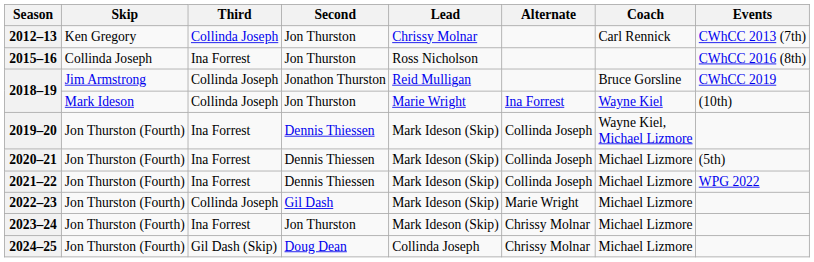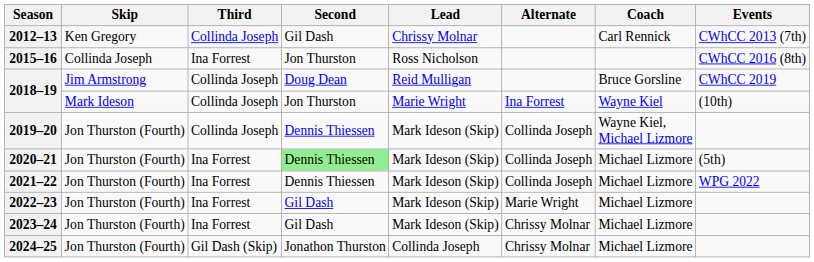(320, 36) Jon Thurston -> (309, 36) Gil Dash
(335, 79) Jonathon Thurston -> (316, 79) Doug Dean
(221, 130) Ina Forrest -> (235, 130) Collinda Joseph
(330, 159) no background -> (330, 159) lightgreen background
(235, 203) Collinda Joseph -> (221, 203) Ina Forrest
(320, 224) Jon Thurston -> (309, 224) Gil Dash
(316, 246) Doug Dean -> (335, 246) Jonathon Thurston
